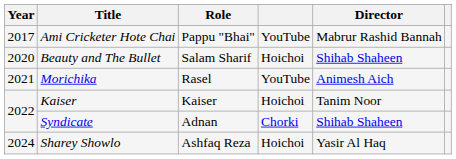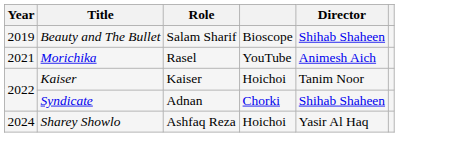- row: (108, 36)
(21, 57) 2020 -> (21, 36) 2019
(283, 57) Hoichoi -> (268, 36) Bioscope
